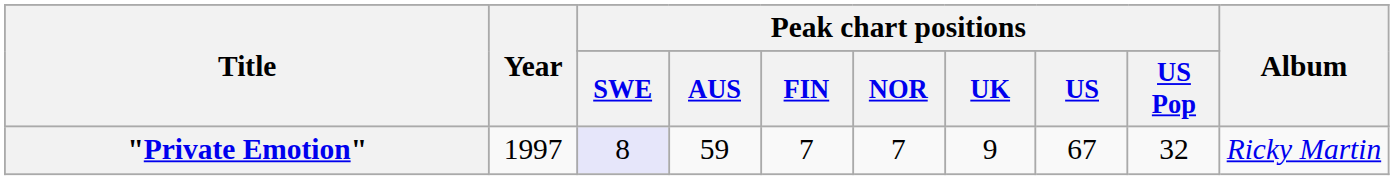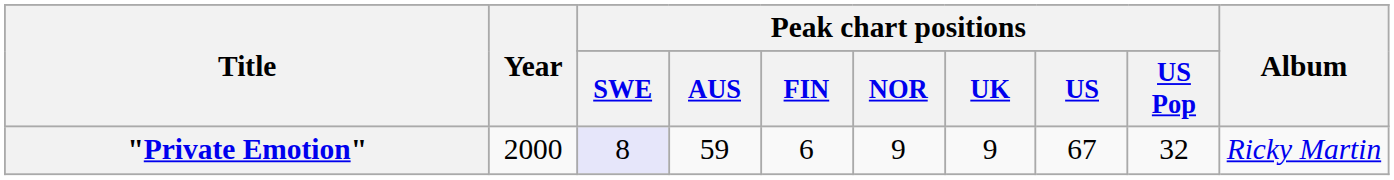(533, 149) 1997 -> (533, 149) 2000
(806, 149) 7 -> (806, 149) 6
(898, 149) 7 -> (898, 149) 9
